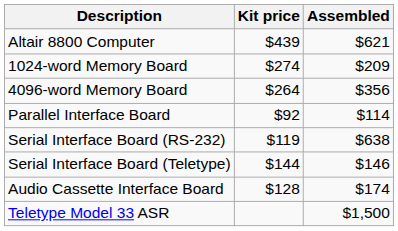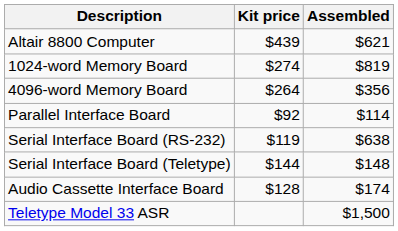(373, 66) $209 -> (373, 66) $819
(373, 164) $146 -> (373, 164) $148
